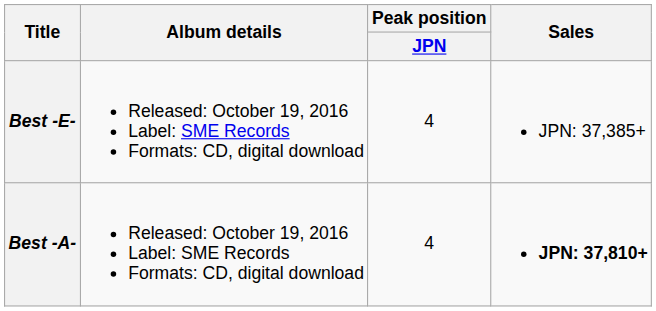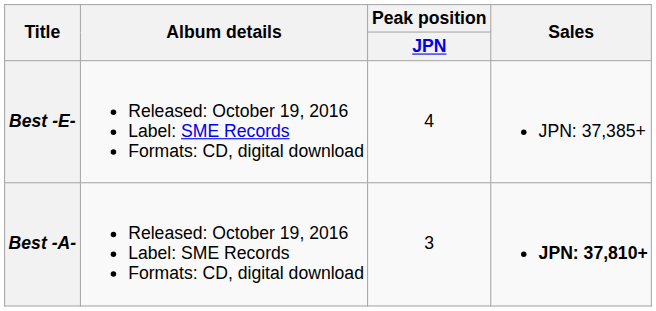(429, 244) 4 -> (429, 244) 3
